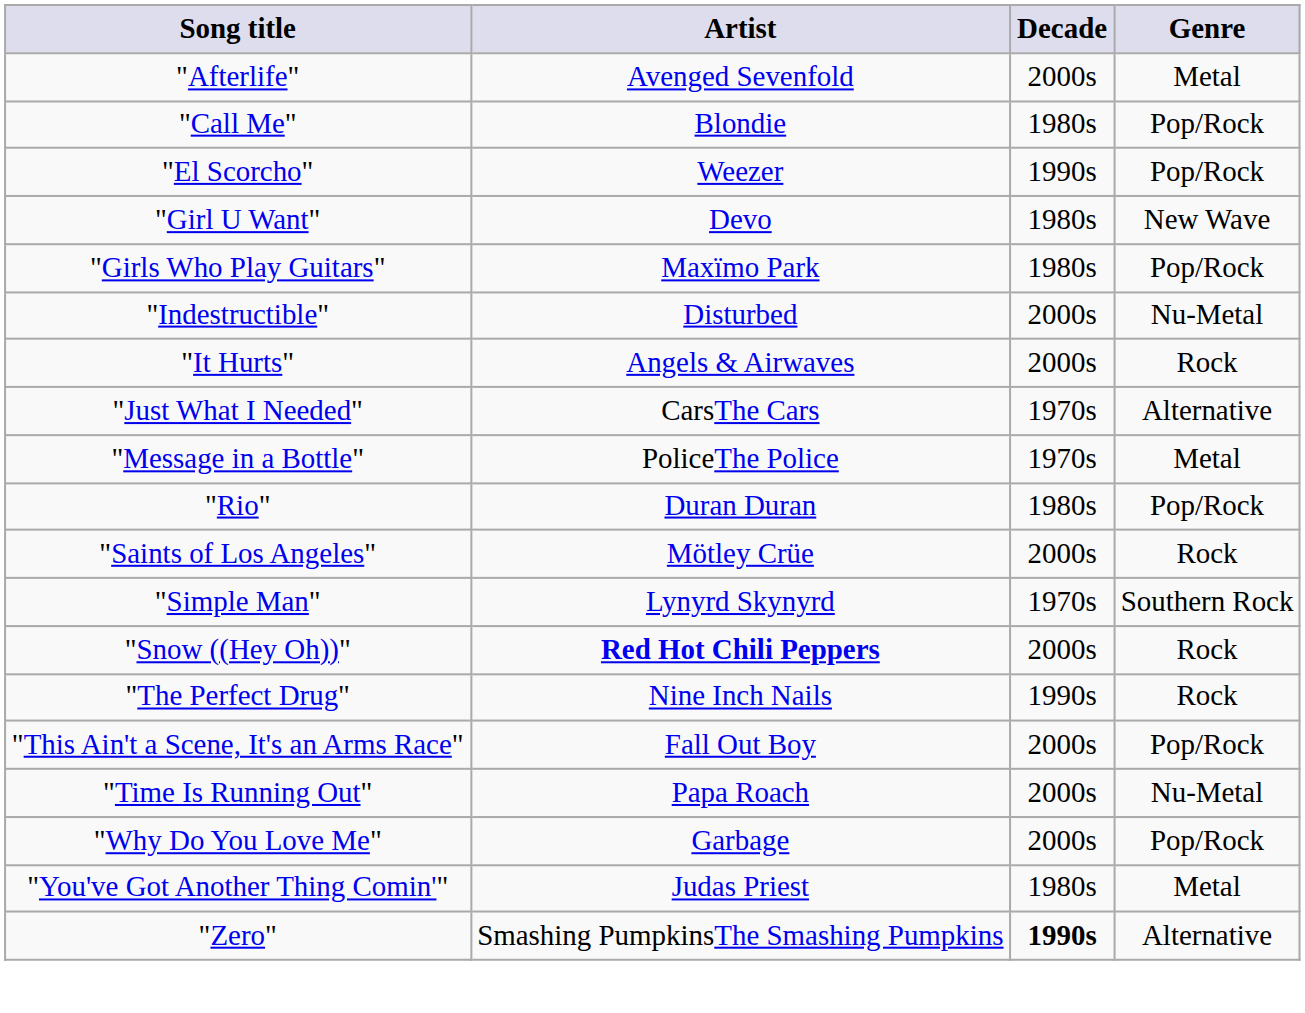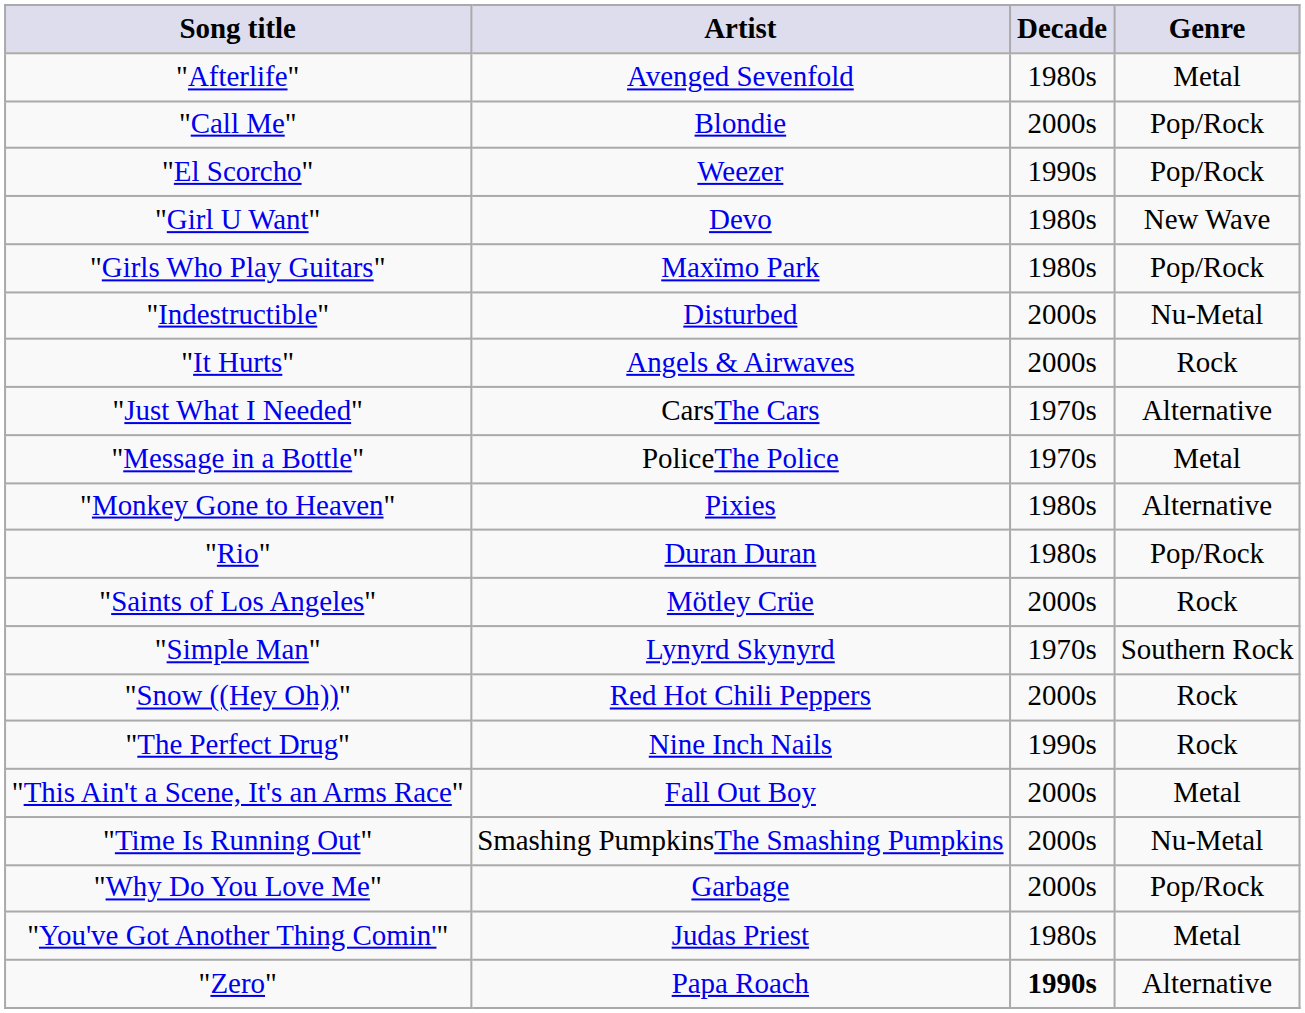(1062, 76) 2000s -> (1062, 76) 1980s
(1062, 123) 1980s -> (1062, 123) 2000s
+ row: (238, 505)
(740, 648) bold -> (740, 696) normal
(1207, 744) Pop/Rock -> (1207, 792) Metal
(740, 792) Papa Roach -> (740, 839) Smashing PumpkinsThe Smashing Pumpkins
(740, 935) Smashing PumpkinsThe Smashing Pumpkins -> (740, 983) Papa Roach
